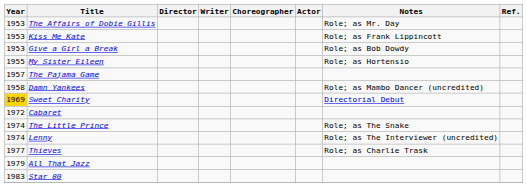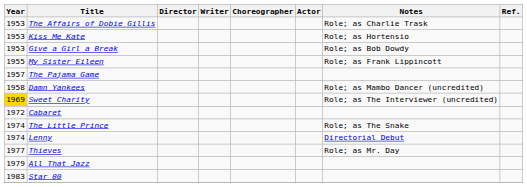(362, 23) Role; as Mr. Day -> (376, 23) Role; as Charlie Trask
(383, 36) Role; as Frank Lippincott -> (367, 36) Role; as Hortensio
(367, 62) Role; as Hortensio -> (383, 62) Role; as Frank Lippincott
(364, 100) Directorial Debut -> (411, 100) Role; as The Interviewer (uncredited)
(411, 138) Role; as The Interviewer (uncredited) -> (364, 138) Directorial Debut
(376, 150) Role; as Charlie Trask -> (362, 150) Role; as Mr. Day
